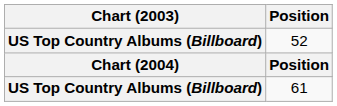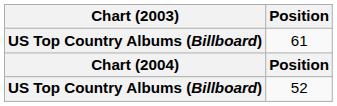rows swapped: (299, 88) <-> (299, 40)
